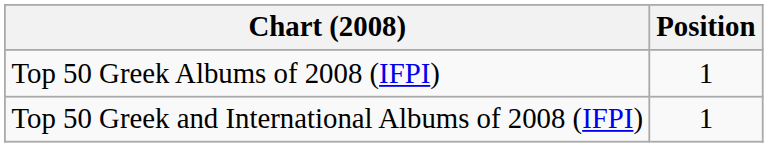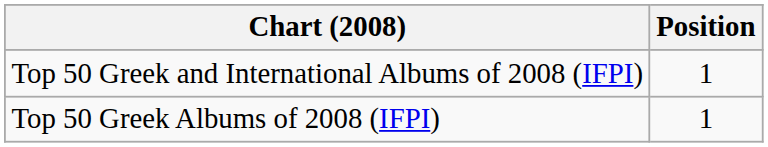rows swapped: (226, 73) <-> (327, 118)
